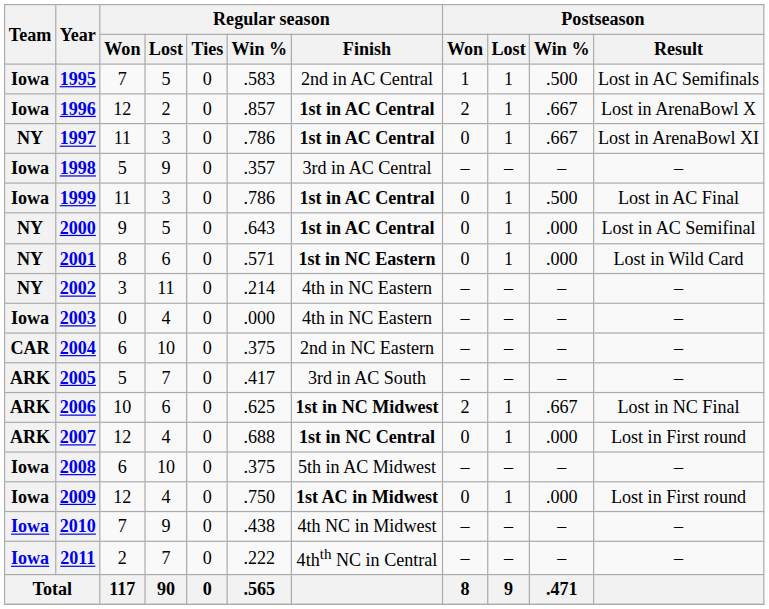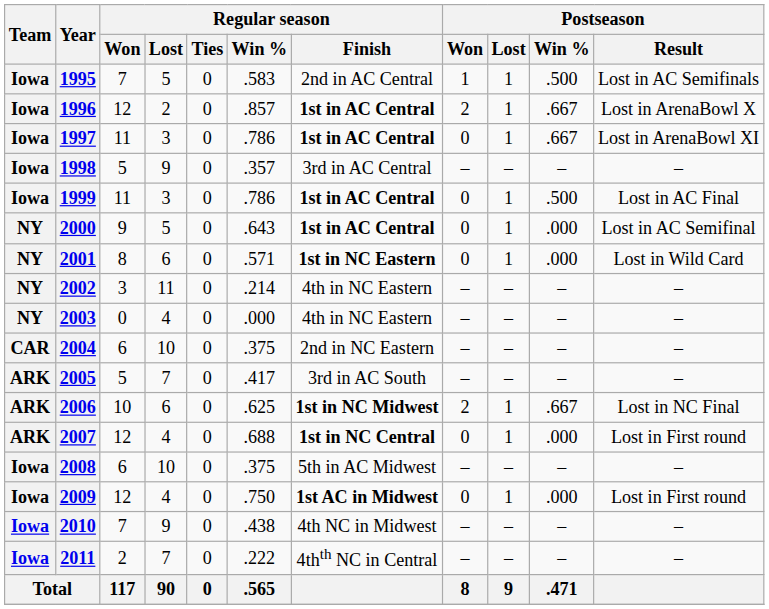(30, 138) NY -> (30, 138) Iowa
(30, 317) Iowa -> (30, 317) NY
